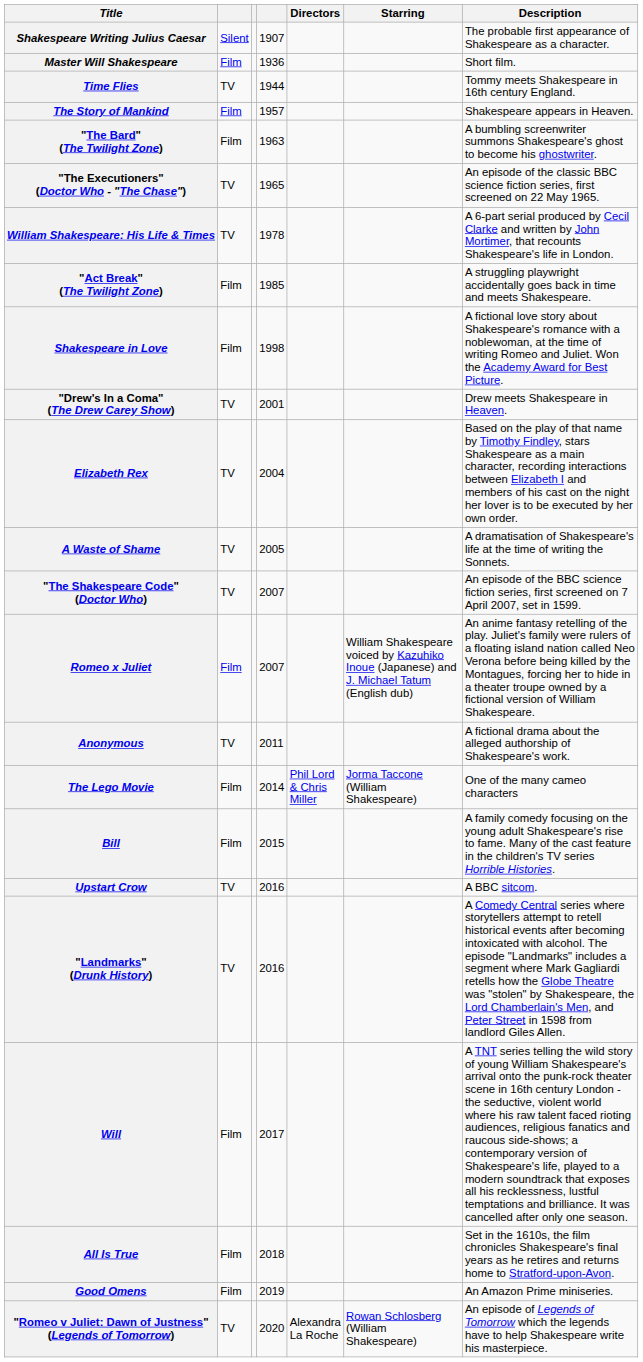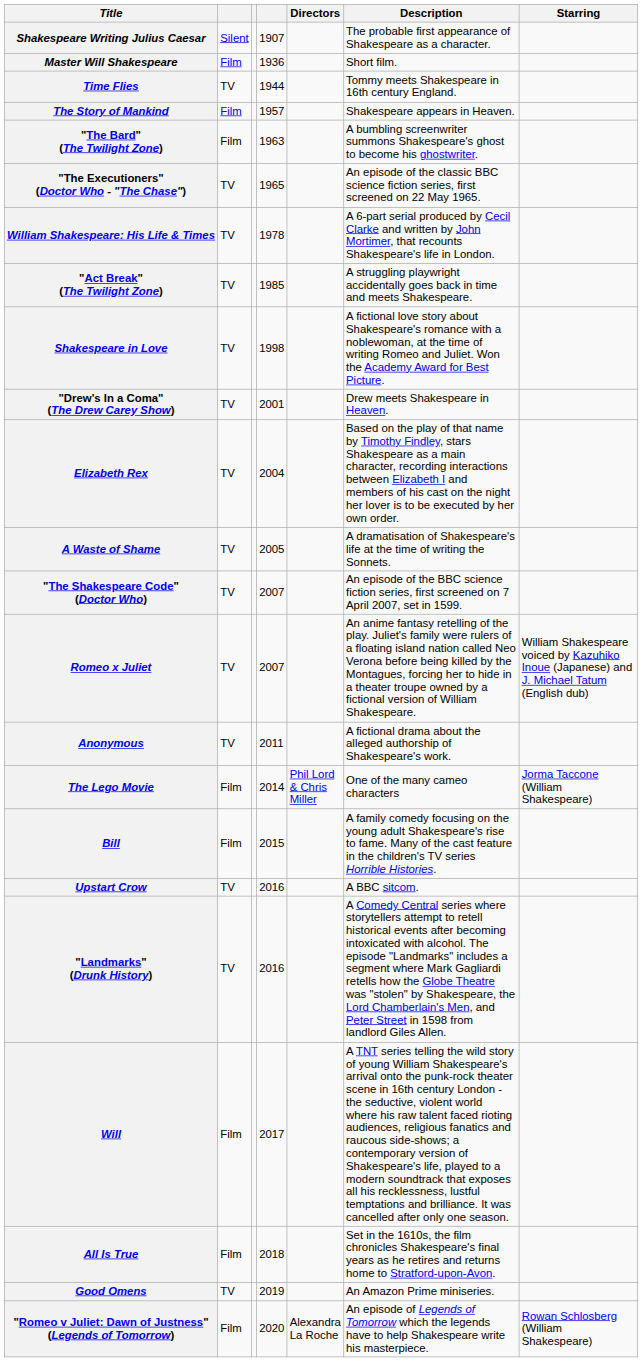columns swapped: (403, 13) <-> (550, 13)
(231, 285) Film -> (228, 285) TV
(231, 348) Film -> (228, 348) TV
(231, 668) Film -> (228, 668) TV
(231, 1291) Film -> (228, 1291) TV
(228, 1328) TV -> (231, 1328) Film
